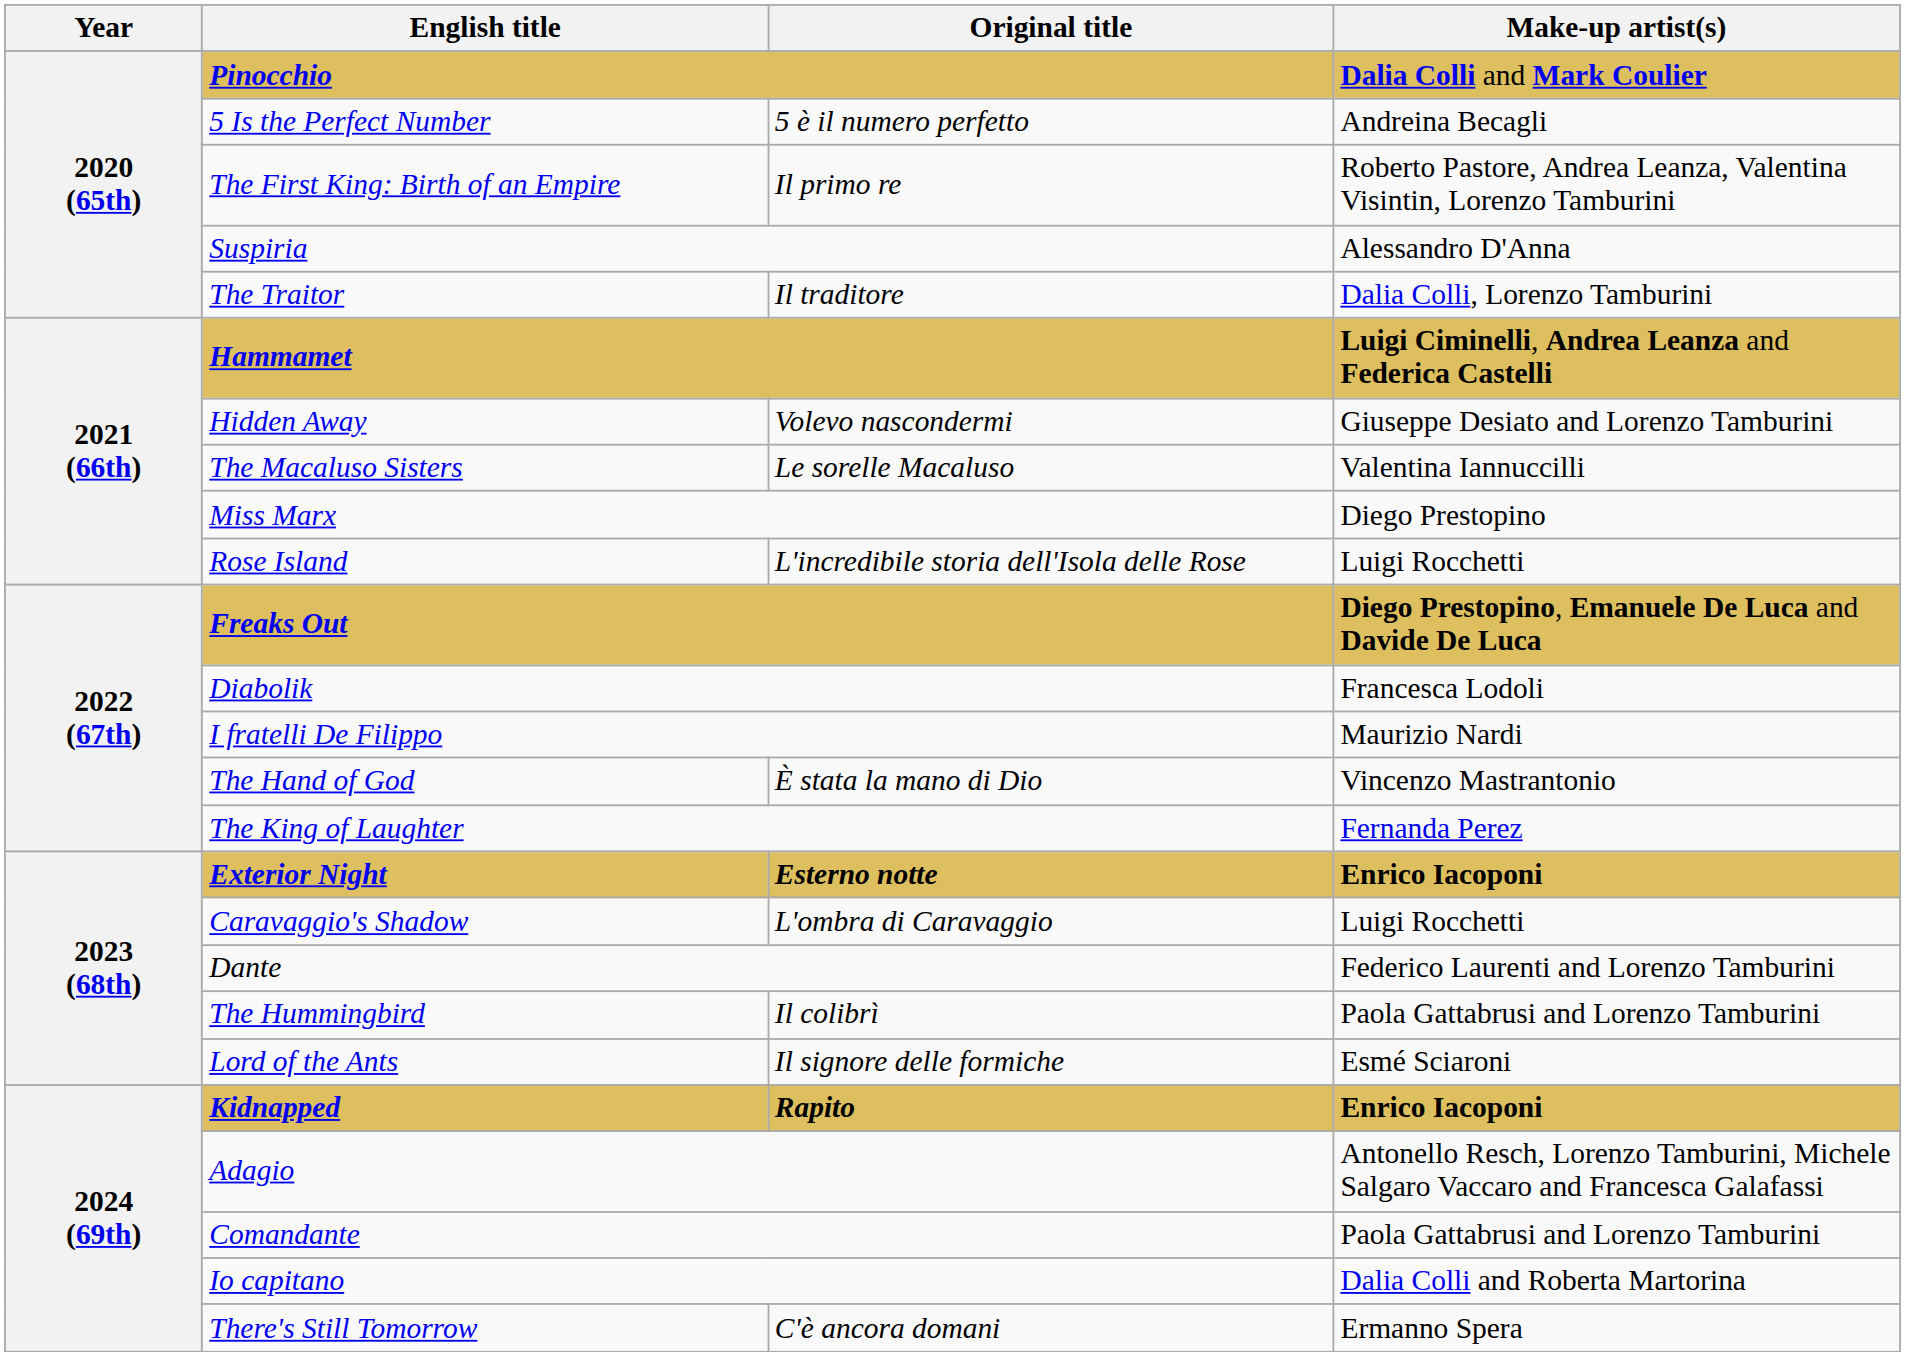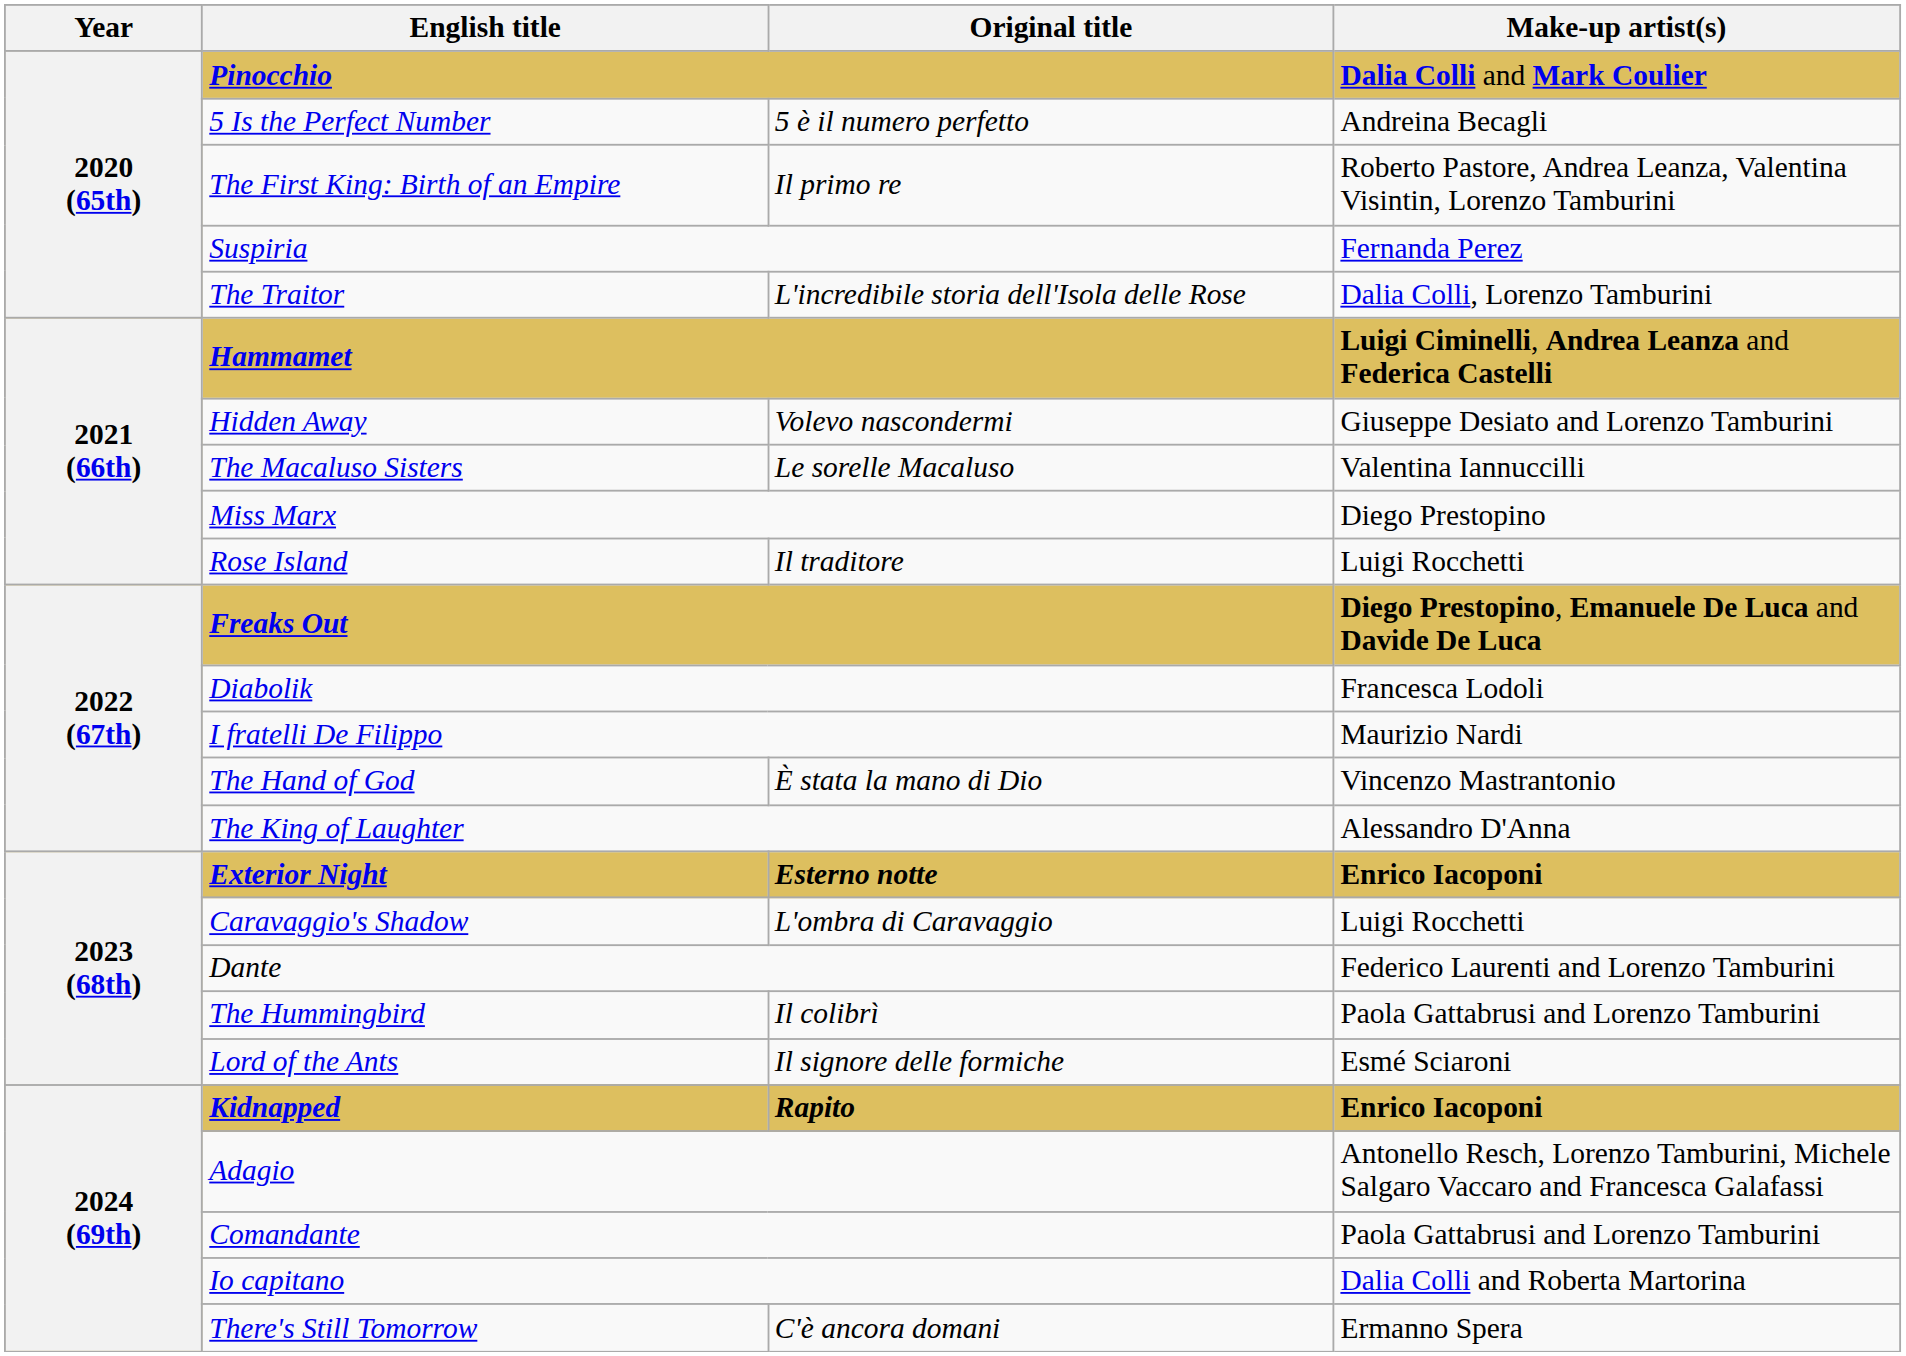(1455, 247) Alessandro D'Anna -> (1432, 247) Fernanda Perez
(839, 294) Il traditore -> (1010, 294) L'incredibile storia dell'Isola delle Rose
(1010, 560) L'incredibile storia dell'Isola delle Rose -> (839, 560) Il traditore
(1432, 827) Fernanda Perez -> (1455, 827) Alessandro D'Anna
